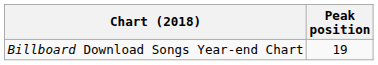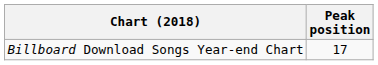(340, 50) 19 -> (340, 50) 17
